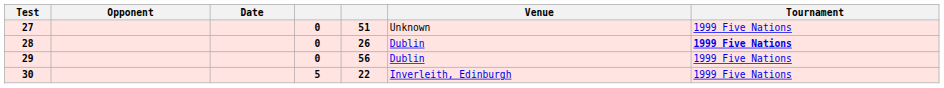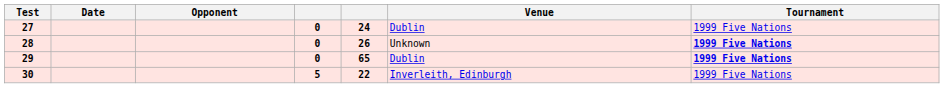columns swapped: (252, 12) <-> (131, 12)
(364, 28) 51 -> (364, 28) 24
(410, 28) Unknown -> (407, 28) Dublin
(407, 44) Dublin -> (410, 44) Unknown
(364, 59) 56 -> (364, 59) 65
(743, 59) normal -> (743, 59) bold
